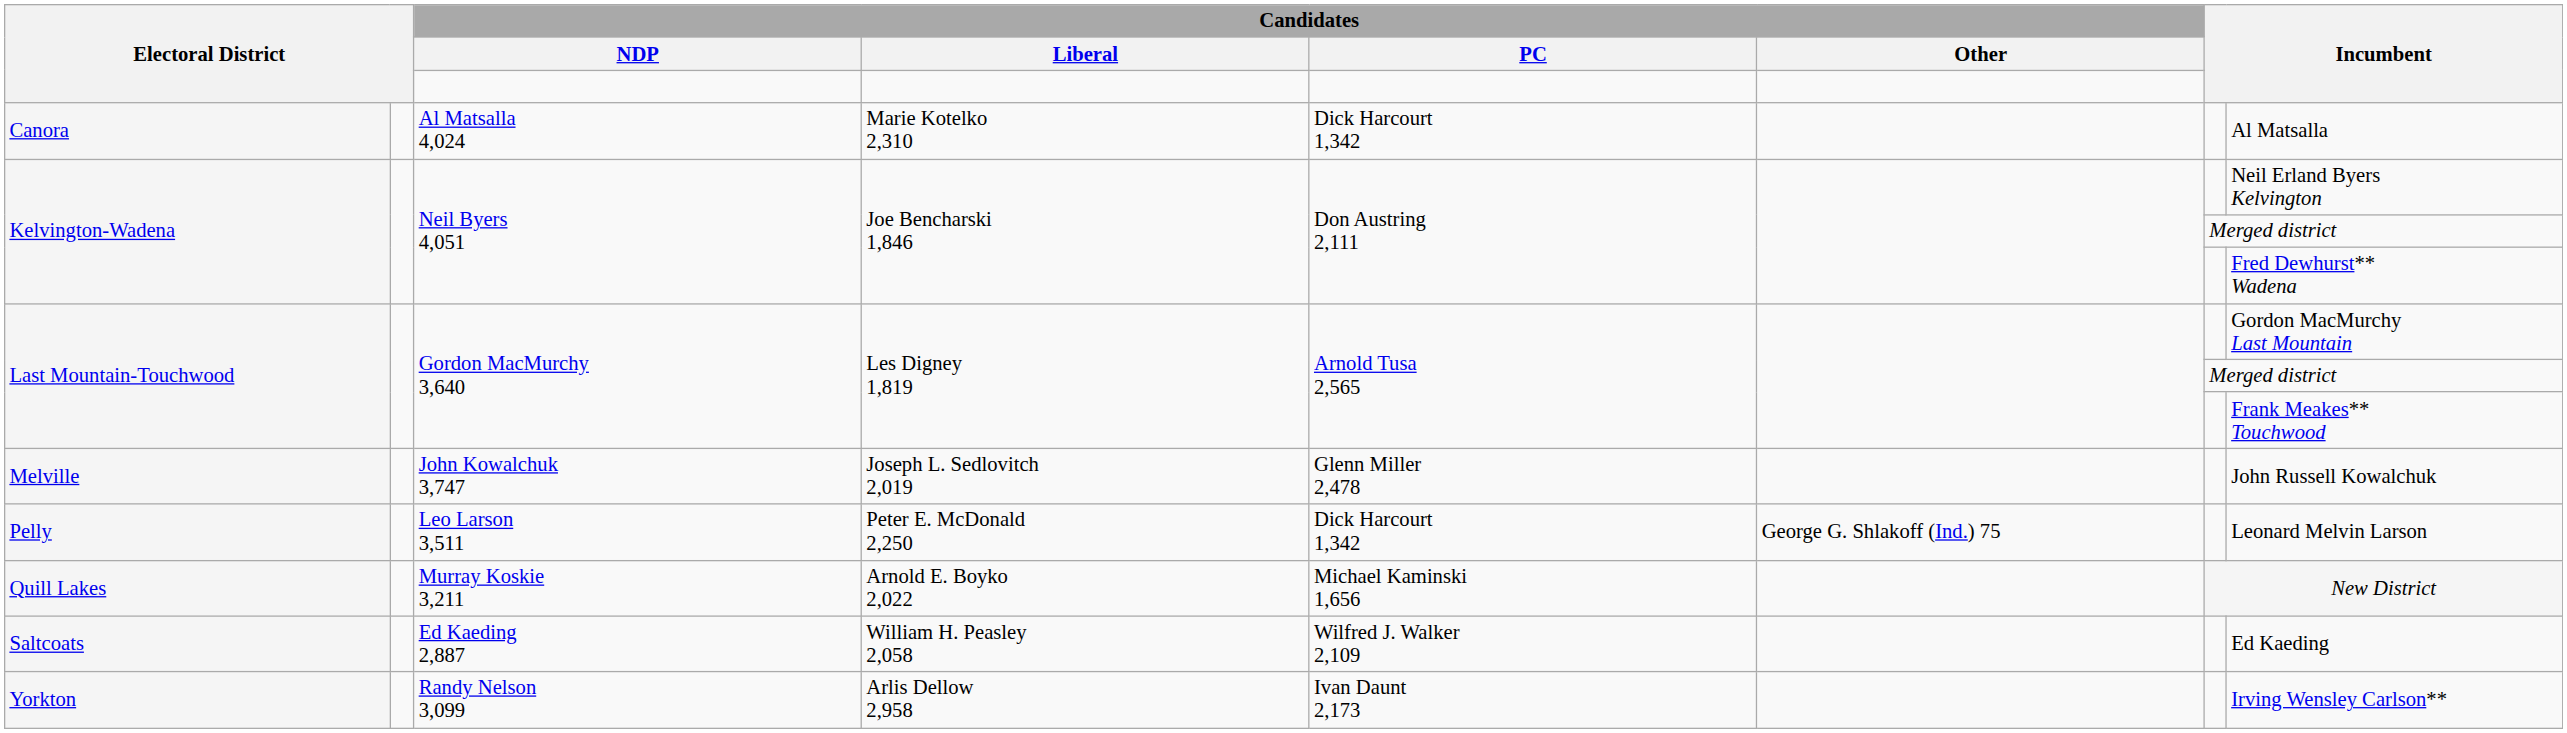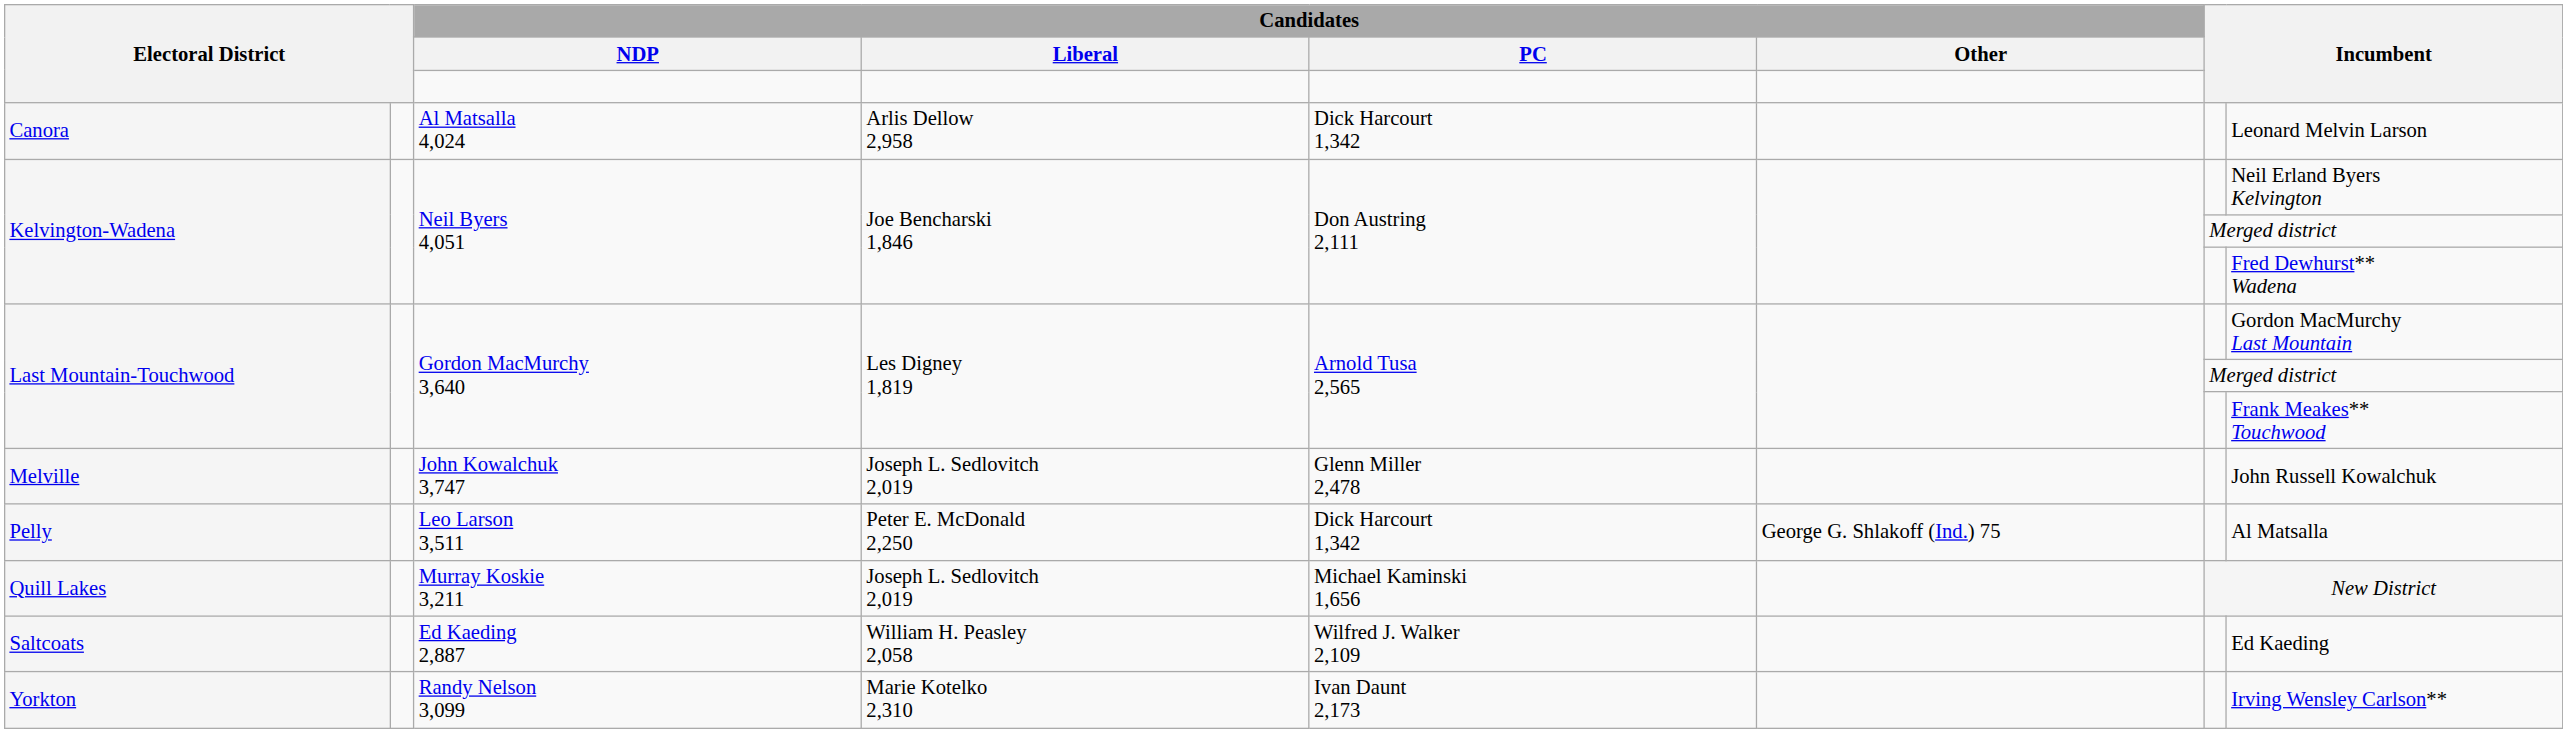(927, 130) Marie Kotelko 2,310 -> (920, 130) Arlis Dellow 2,958
(2280, 130) Al Matsalla -> (2329, 130) Leonard Melvin Larson
(2329, 531) Leonard Melvin Larson -> (2280, 531) Al Matsalla
(937, 587) Arnold E. Boyko 2,022 -> (953, 587) Joseph L. Sedlovitch 2,019
(920, 699) Arlis Dellow 2,958 -> (927, 699) Marie Kotelko 2,310
